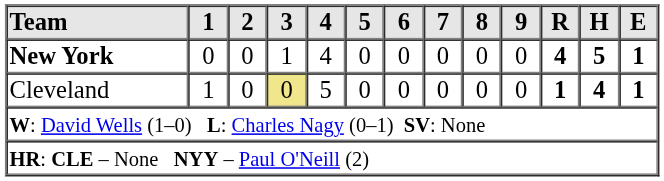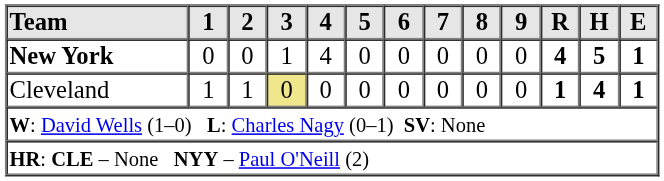(247, 89) 0 -> (247, 89) 1
(326, 89) 5 -> (326, 89) 0
